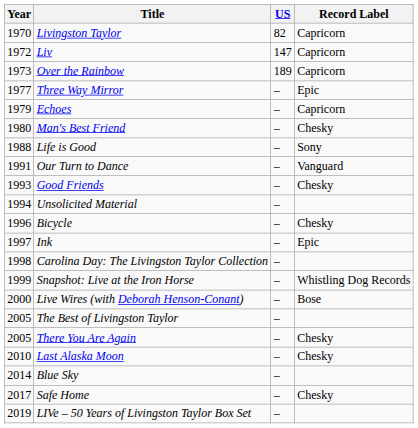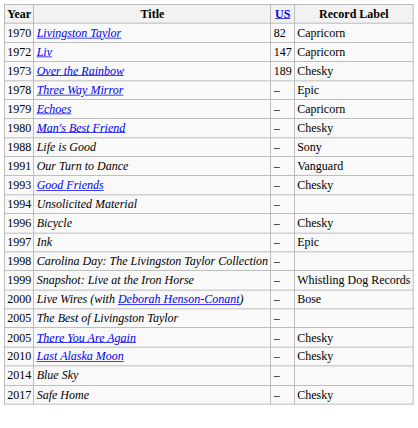(321, 71) Capricorn -> (315, 71) Chesky
(19, 90) 1977 -> (19, 90) 1978
- row: (144, 413)
